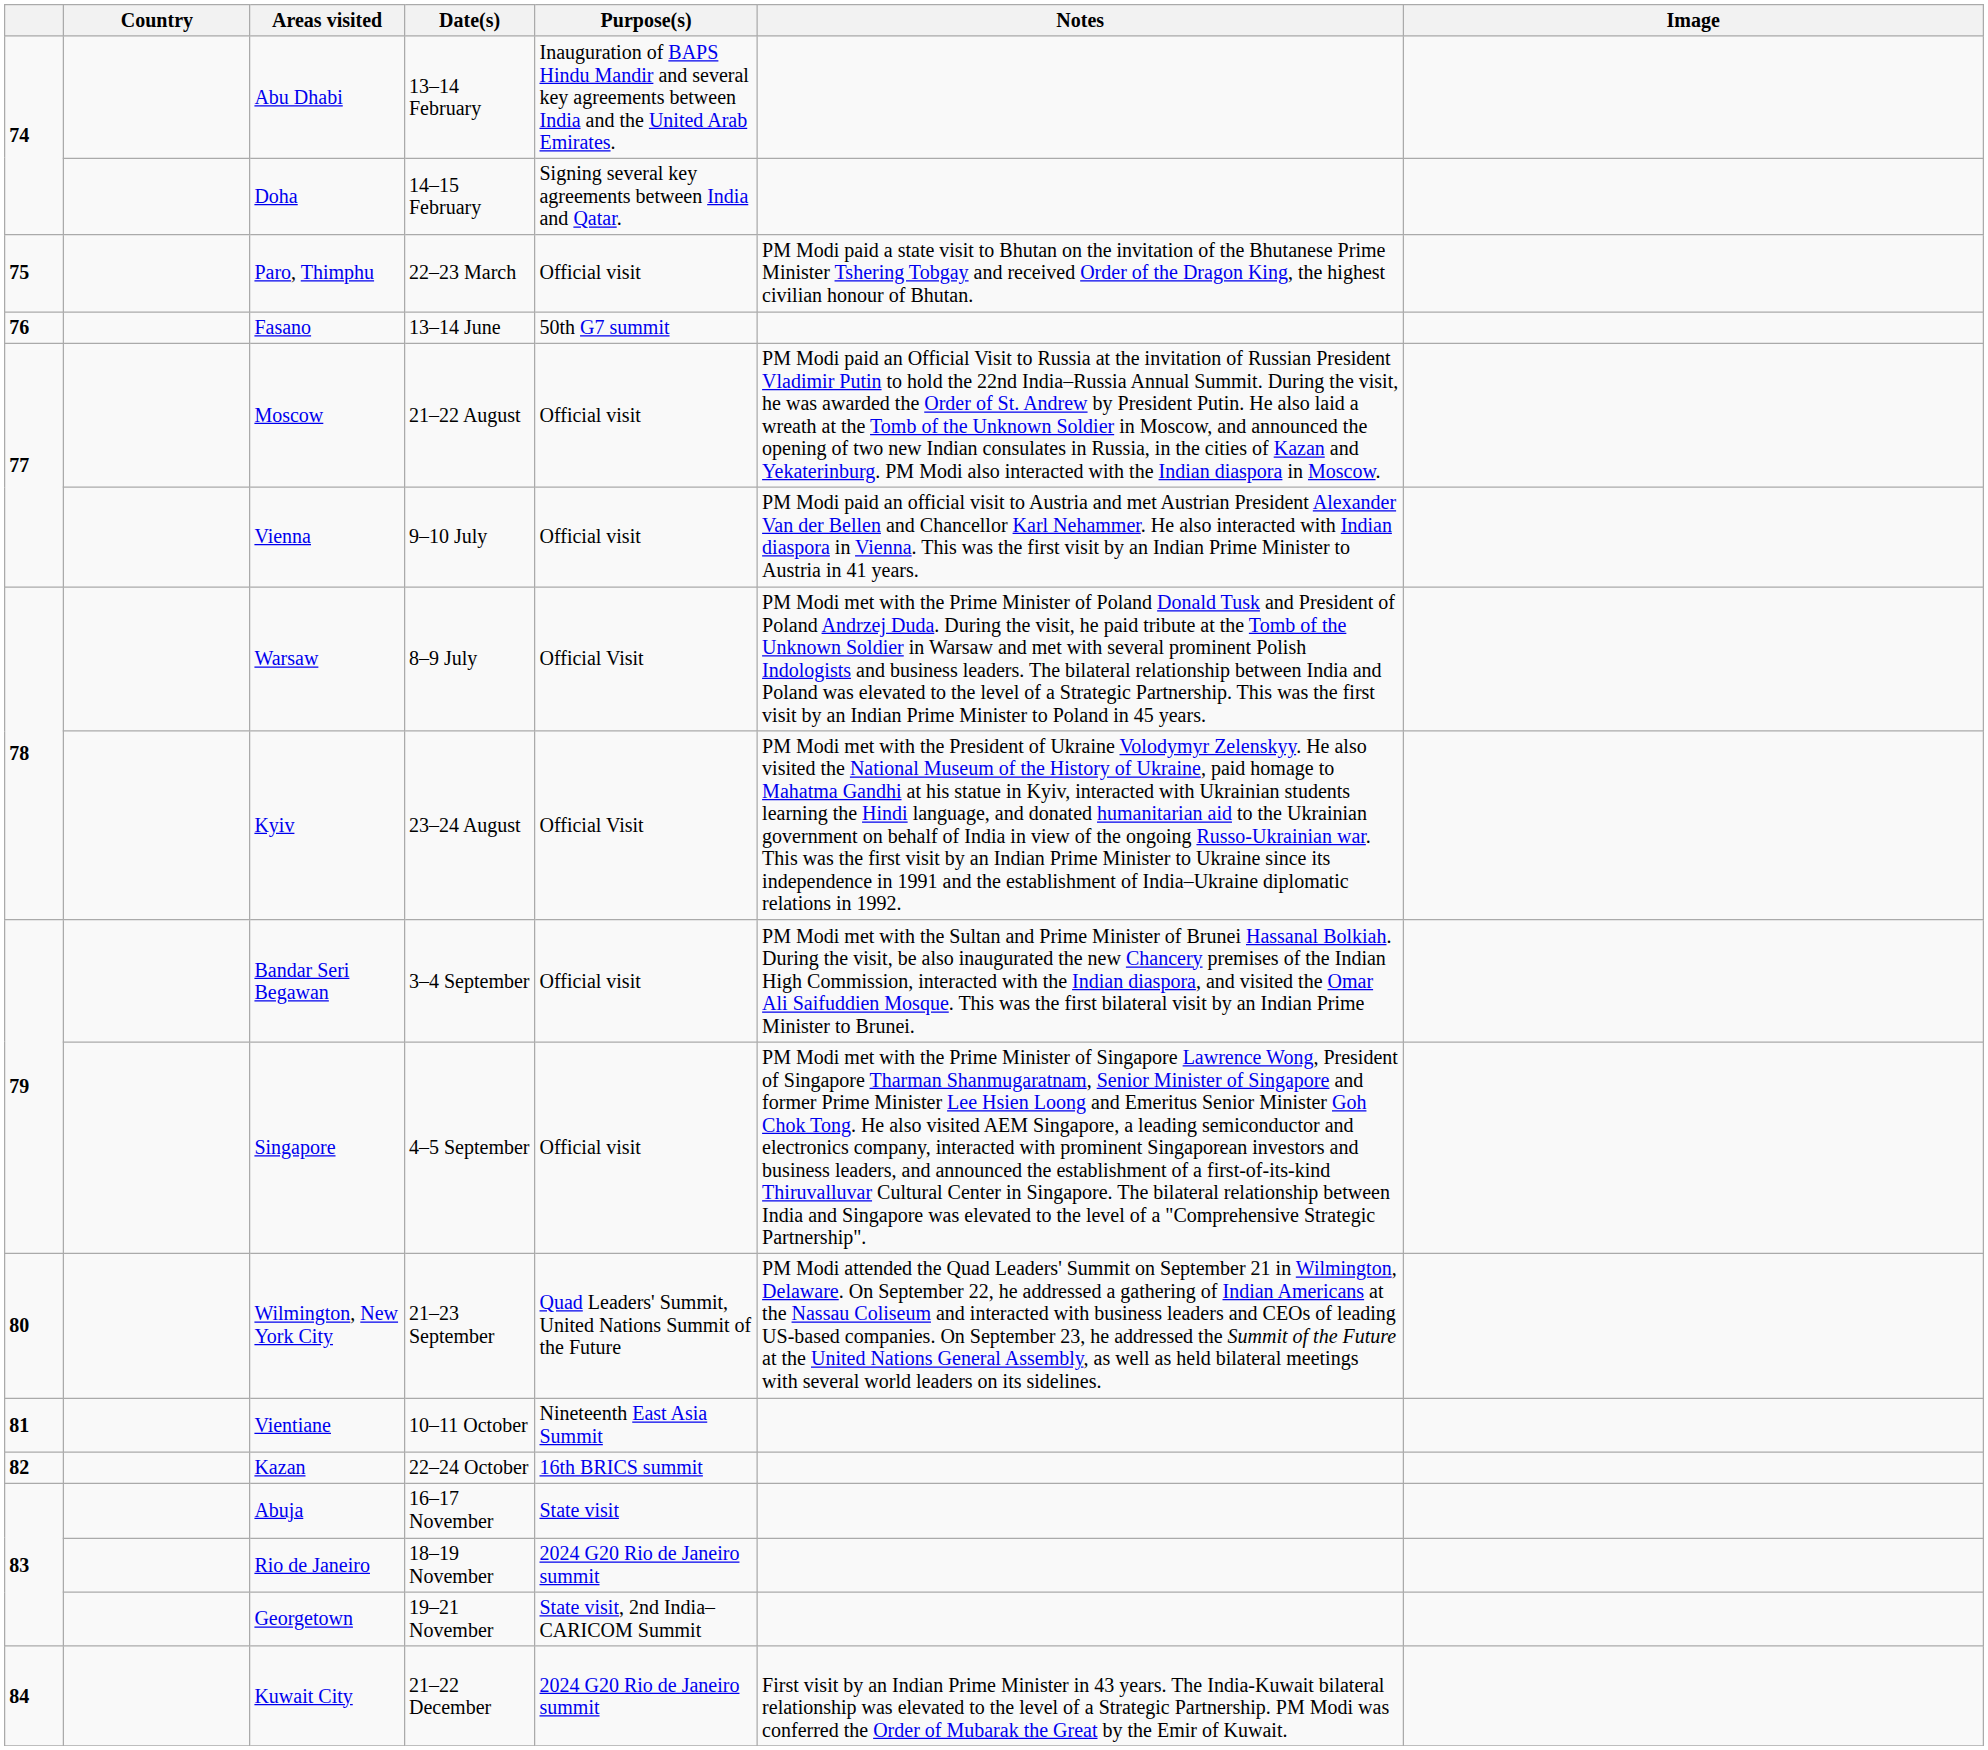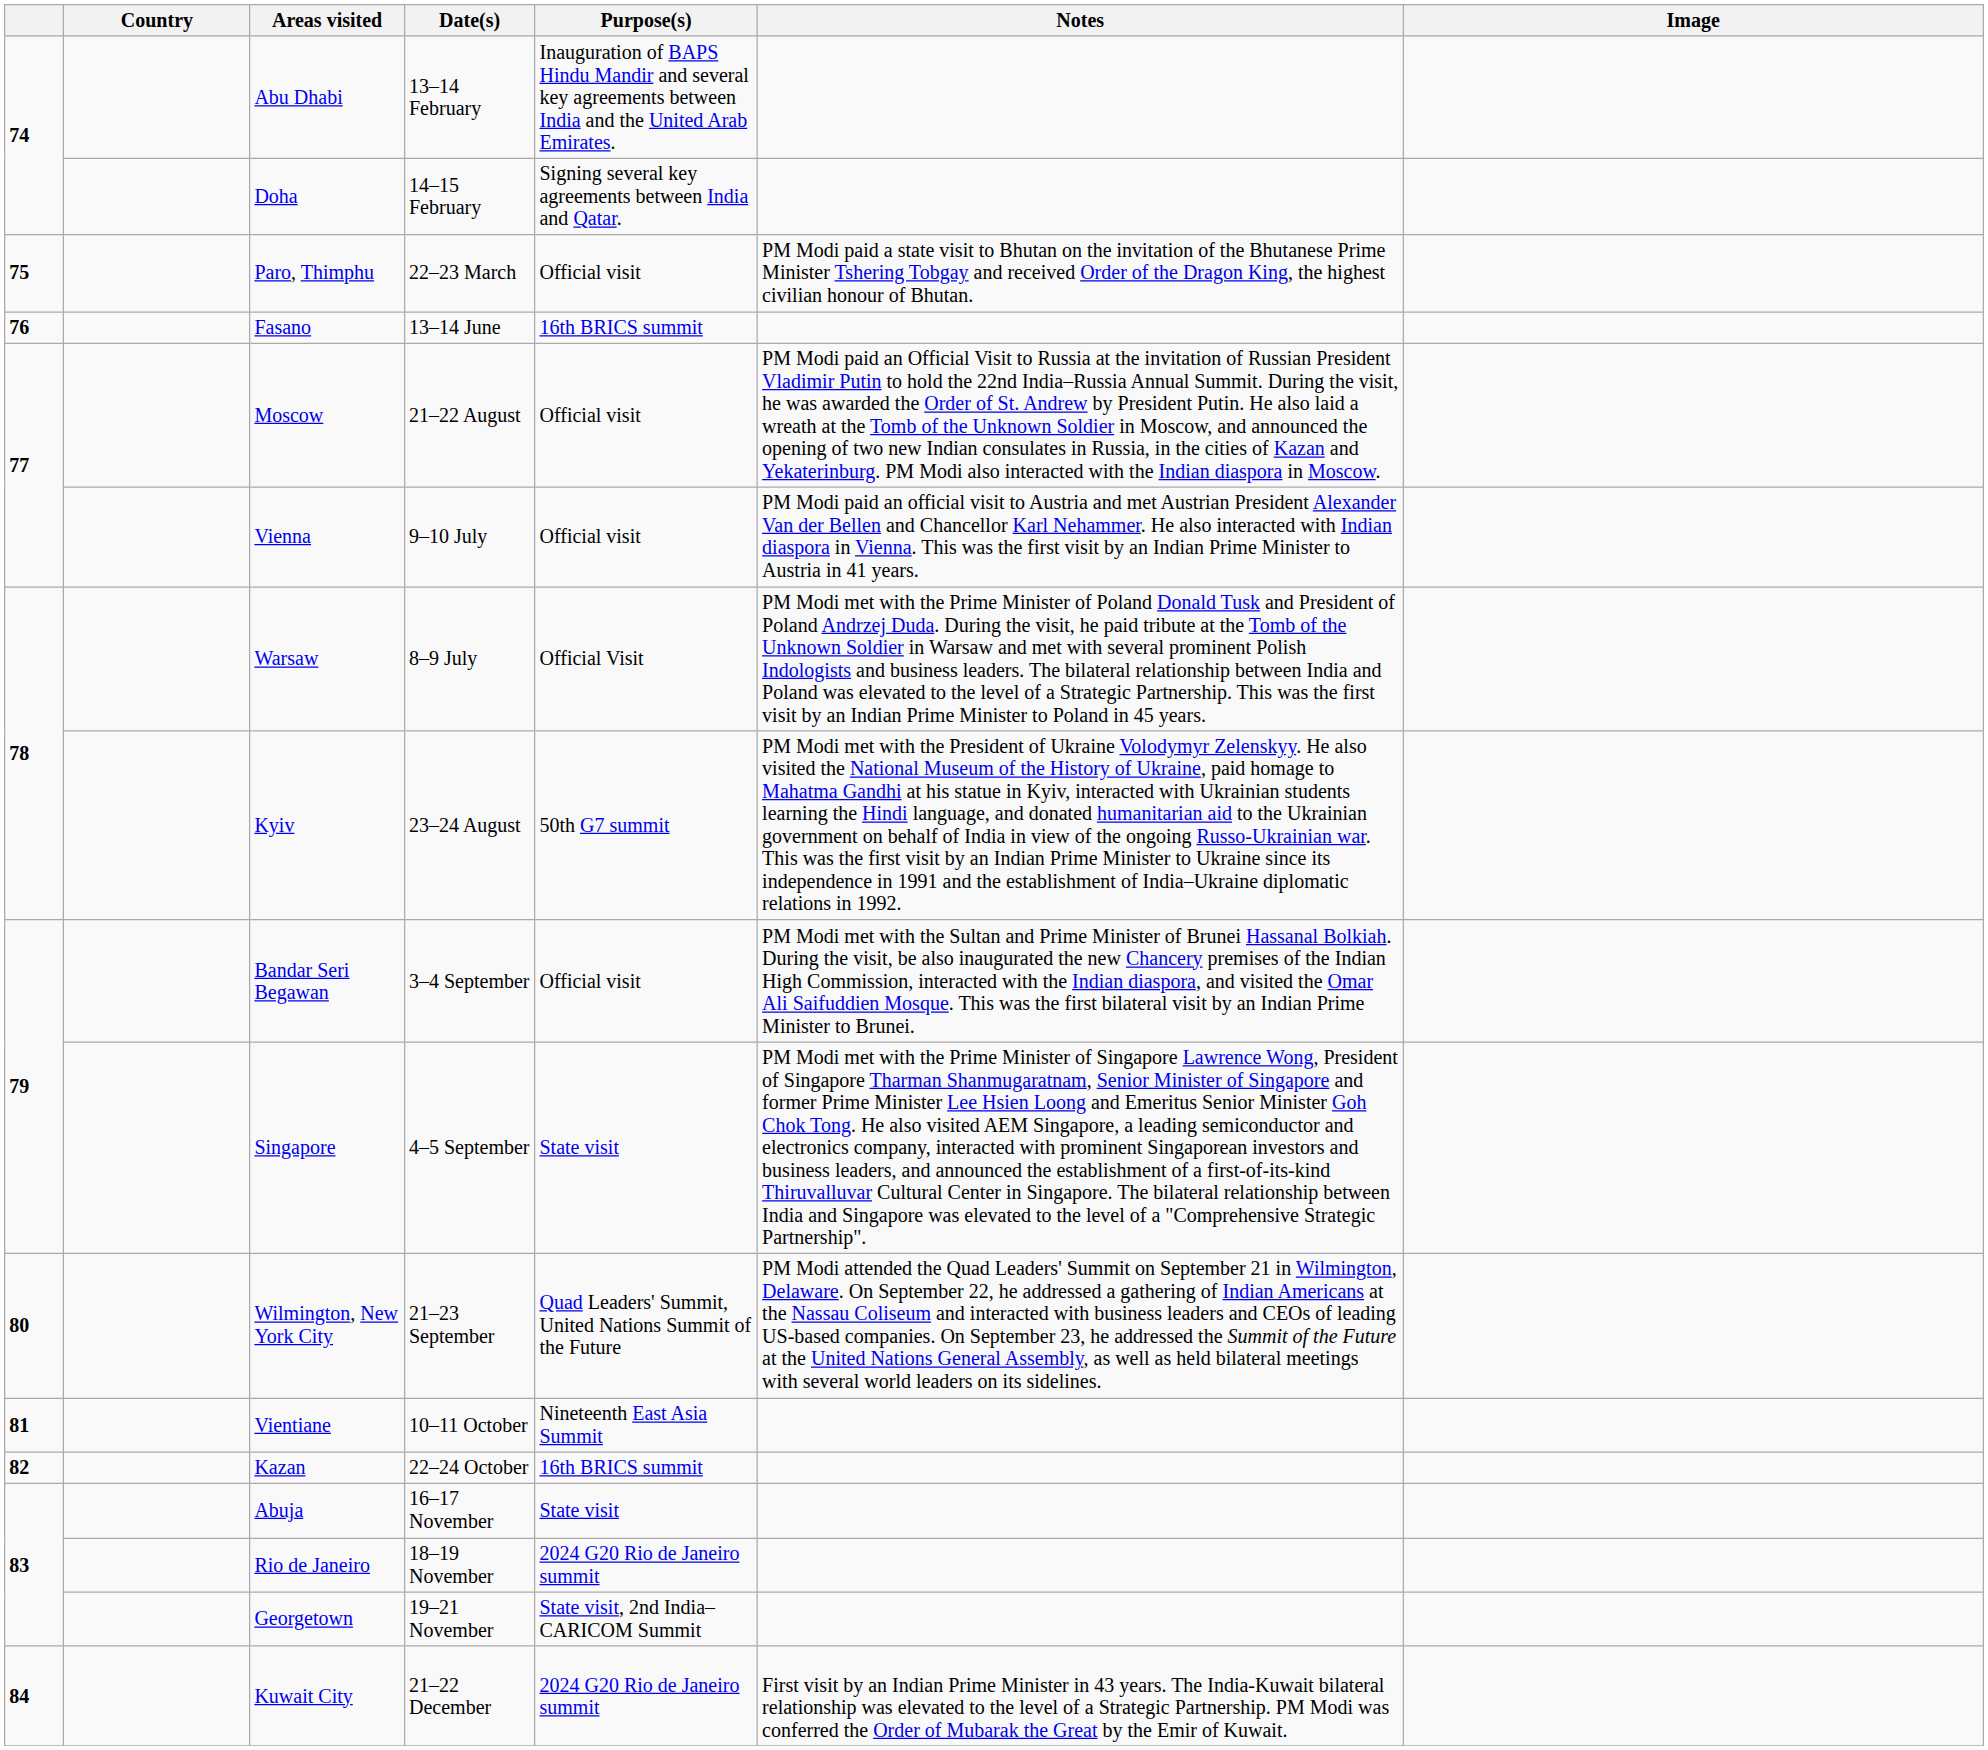(604, 327) 50th G7 summit -> (621, 327) 16th BRICS summit
(592, 825) Official Visit -> (604, 825) 50th G7 summit
(590, 1147) Official visit -> (579, 1147) State visit
